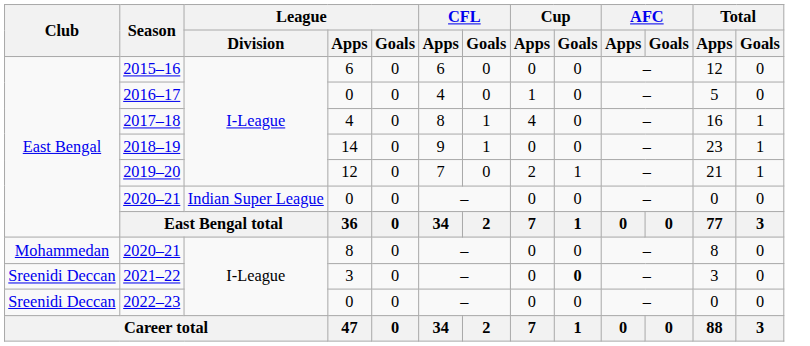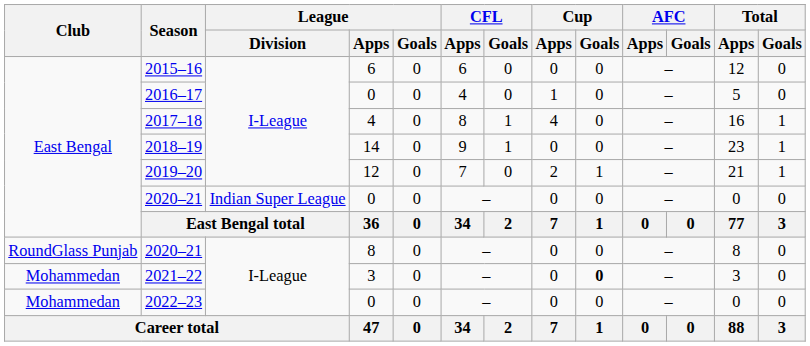(62, 250) Mohammedan -> (73, 250) RoundGlass Punjab
(62, 276) Sreenidi Deccan -> (73, 276) Mohammedan
(62, 302) Sreenidi Deccan -> (73, 302) Mohammedan
